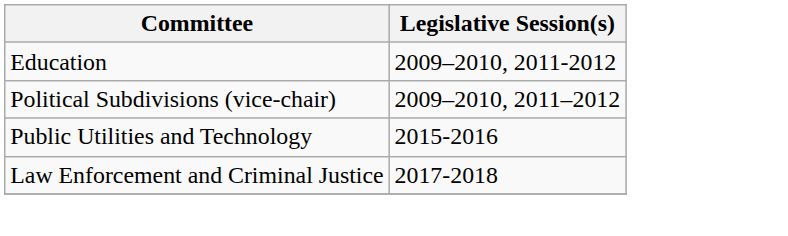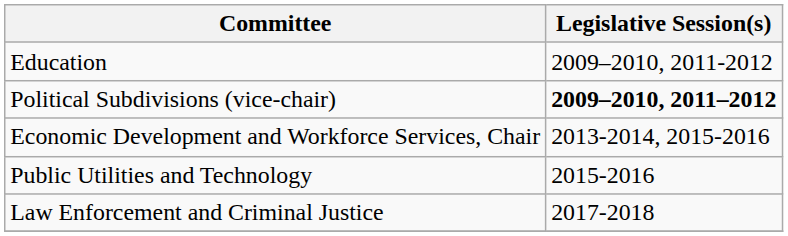(507, 99) normal -> (664, 99) bold
+ row: (275, 136)
